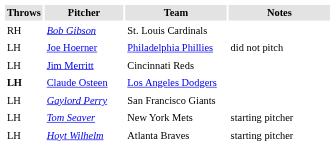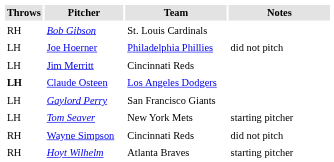+ row: (80, 135)
(14, 135) LH -> (14, 153) RH
